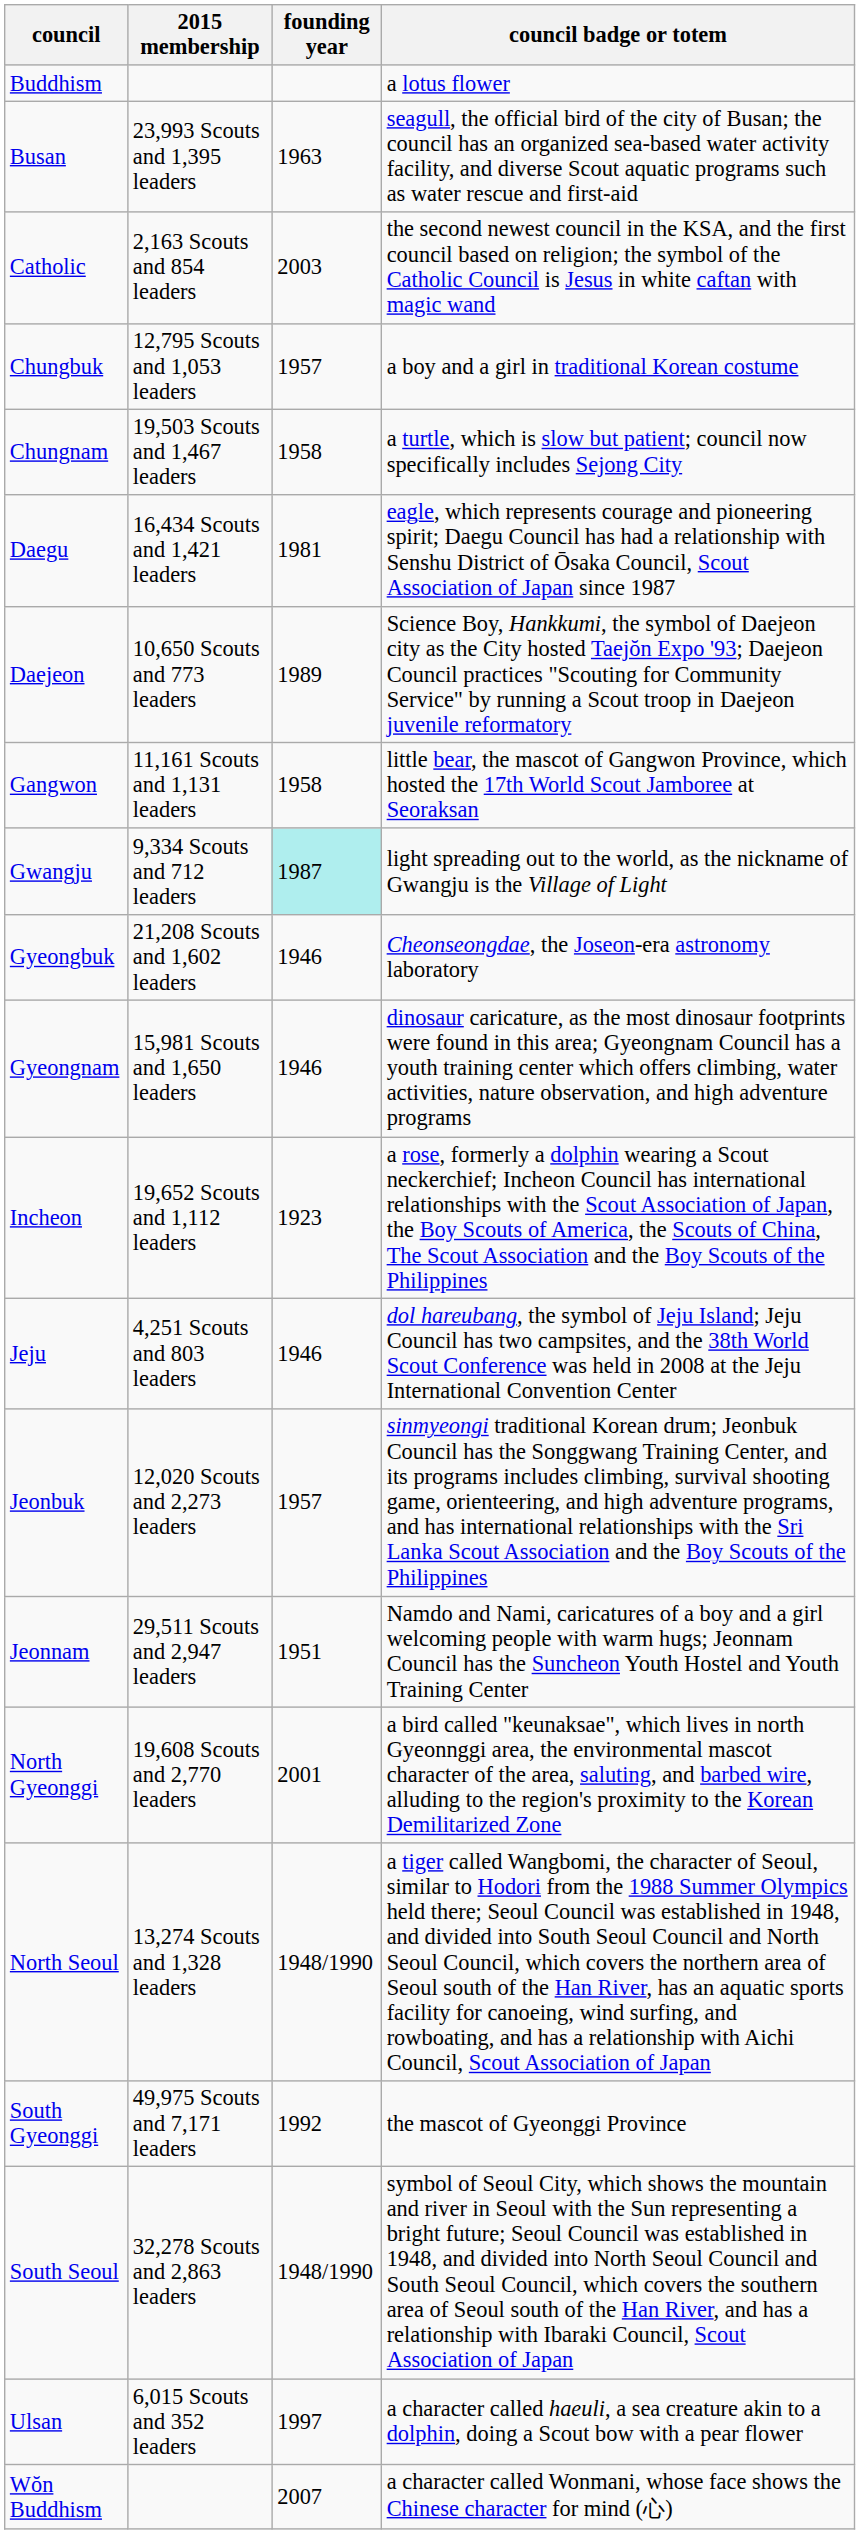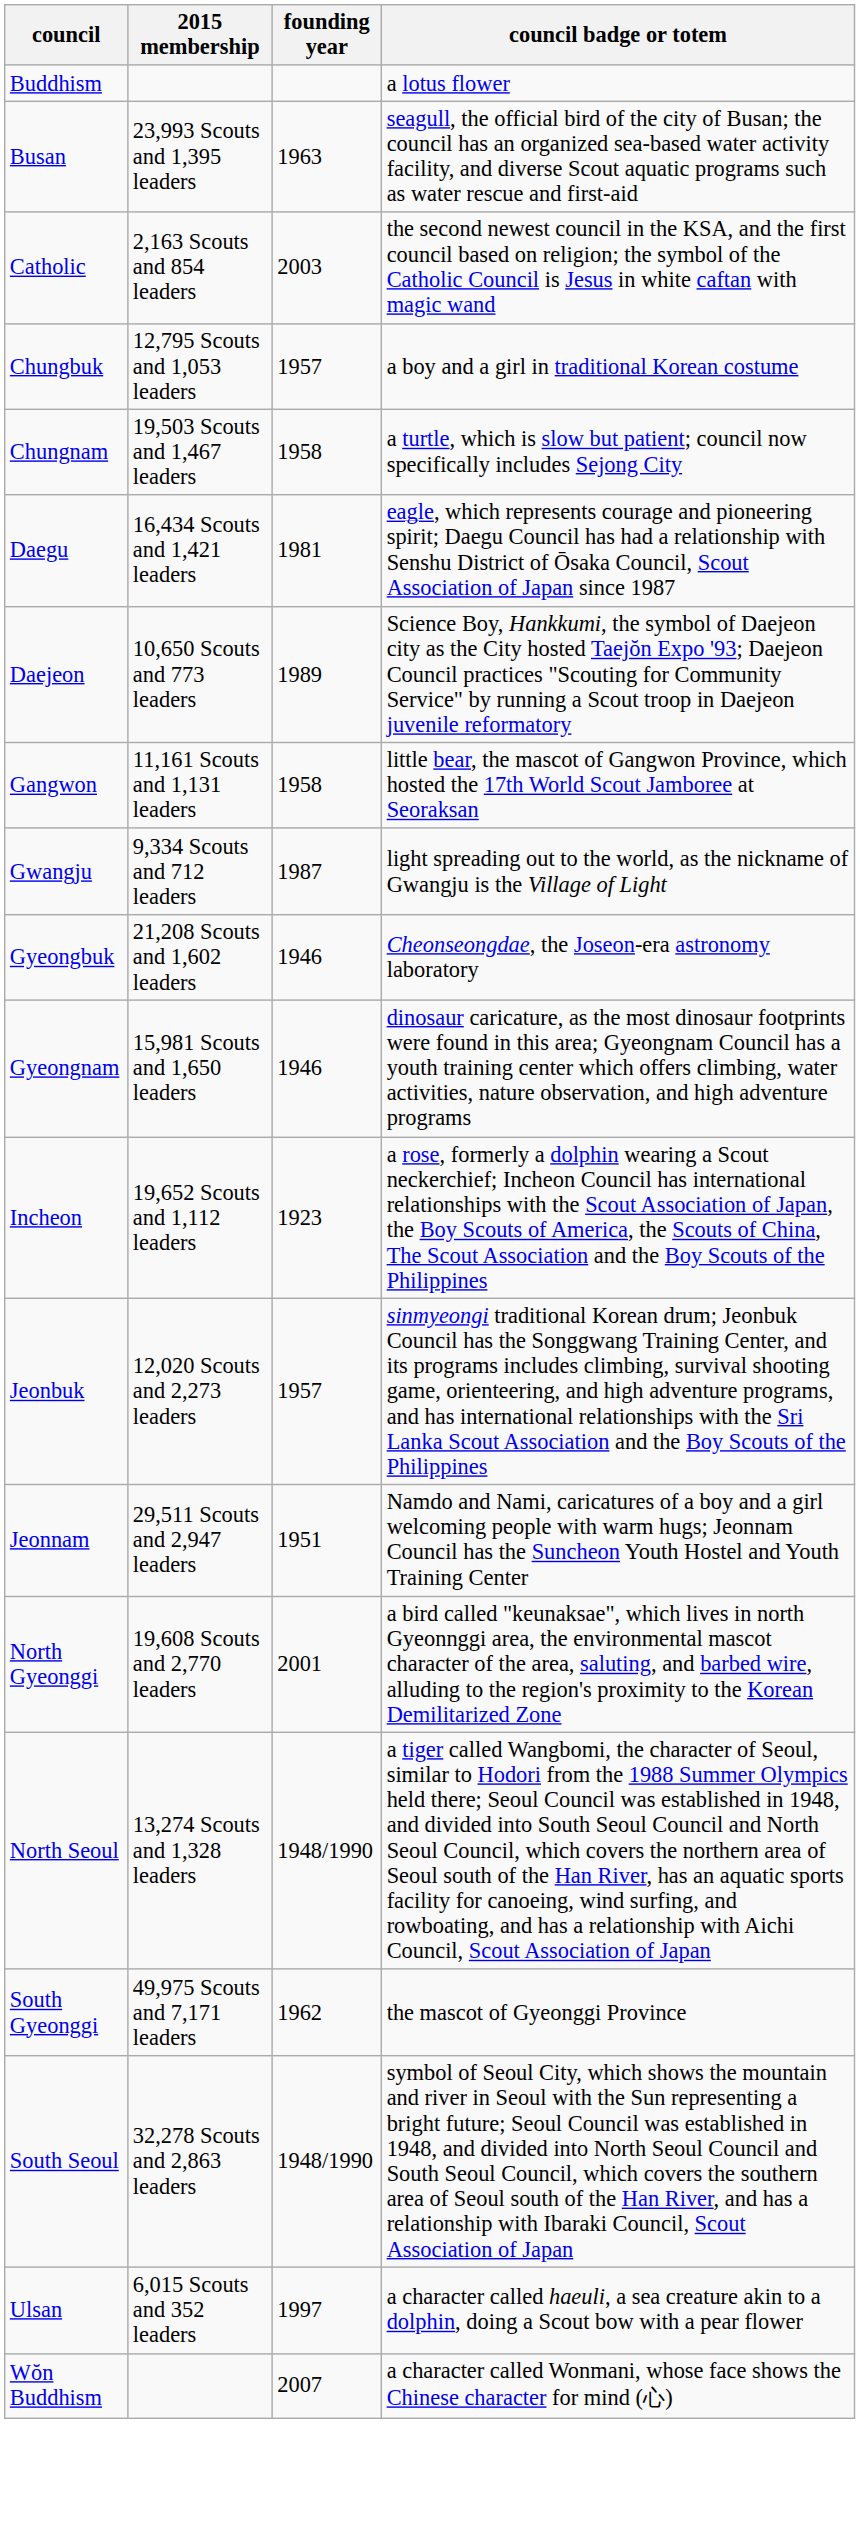(300, 871) paleturquoise background -> (300, 871) no background
- row: (28, 1353)
(300, 2123) 1992 -> (300, 2012) 1962
